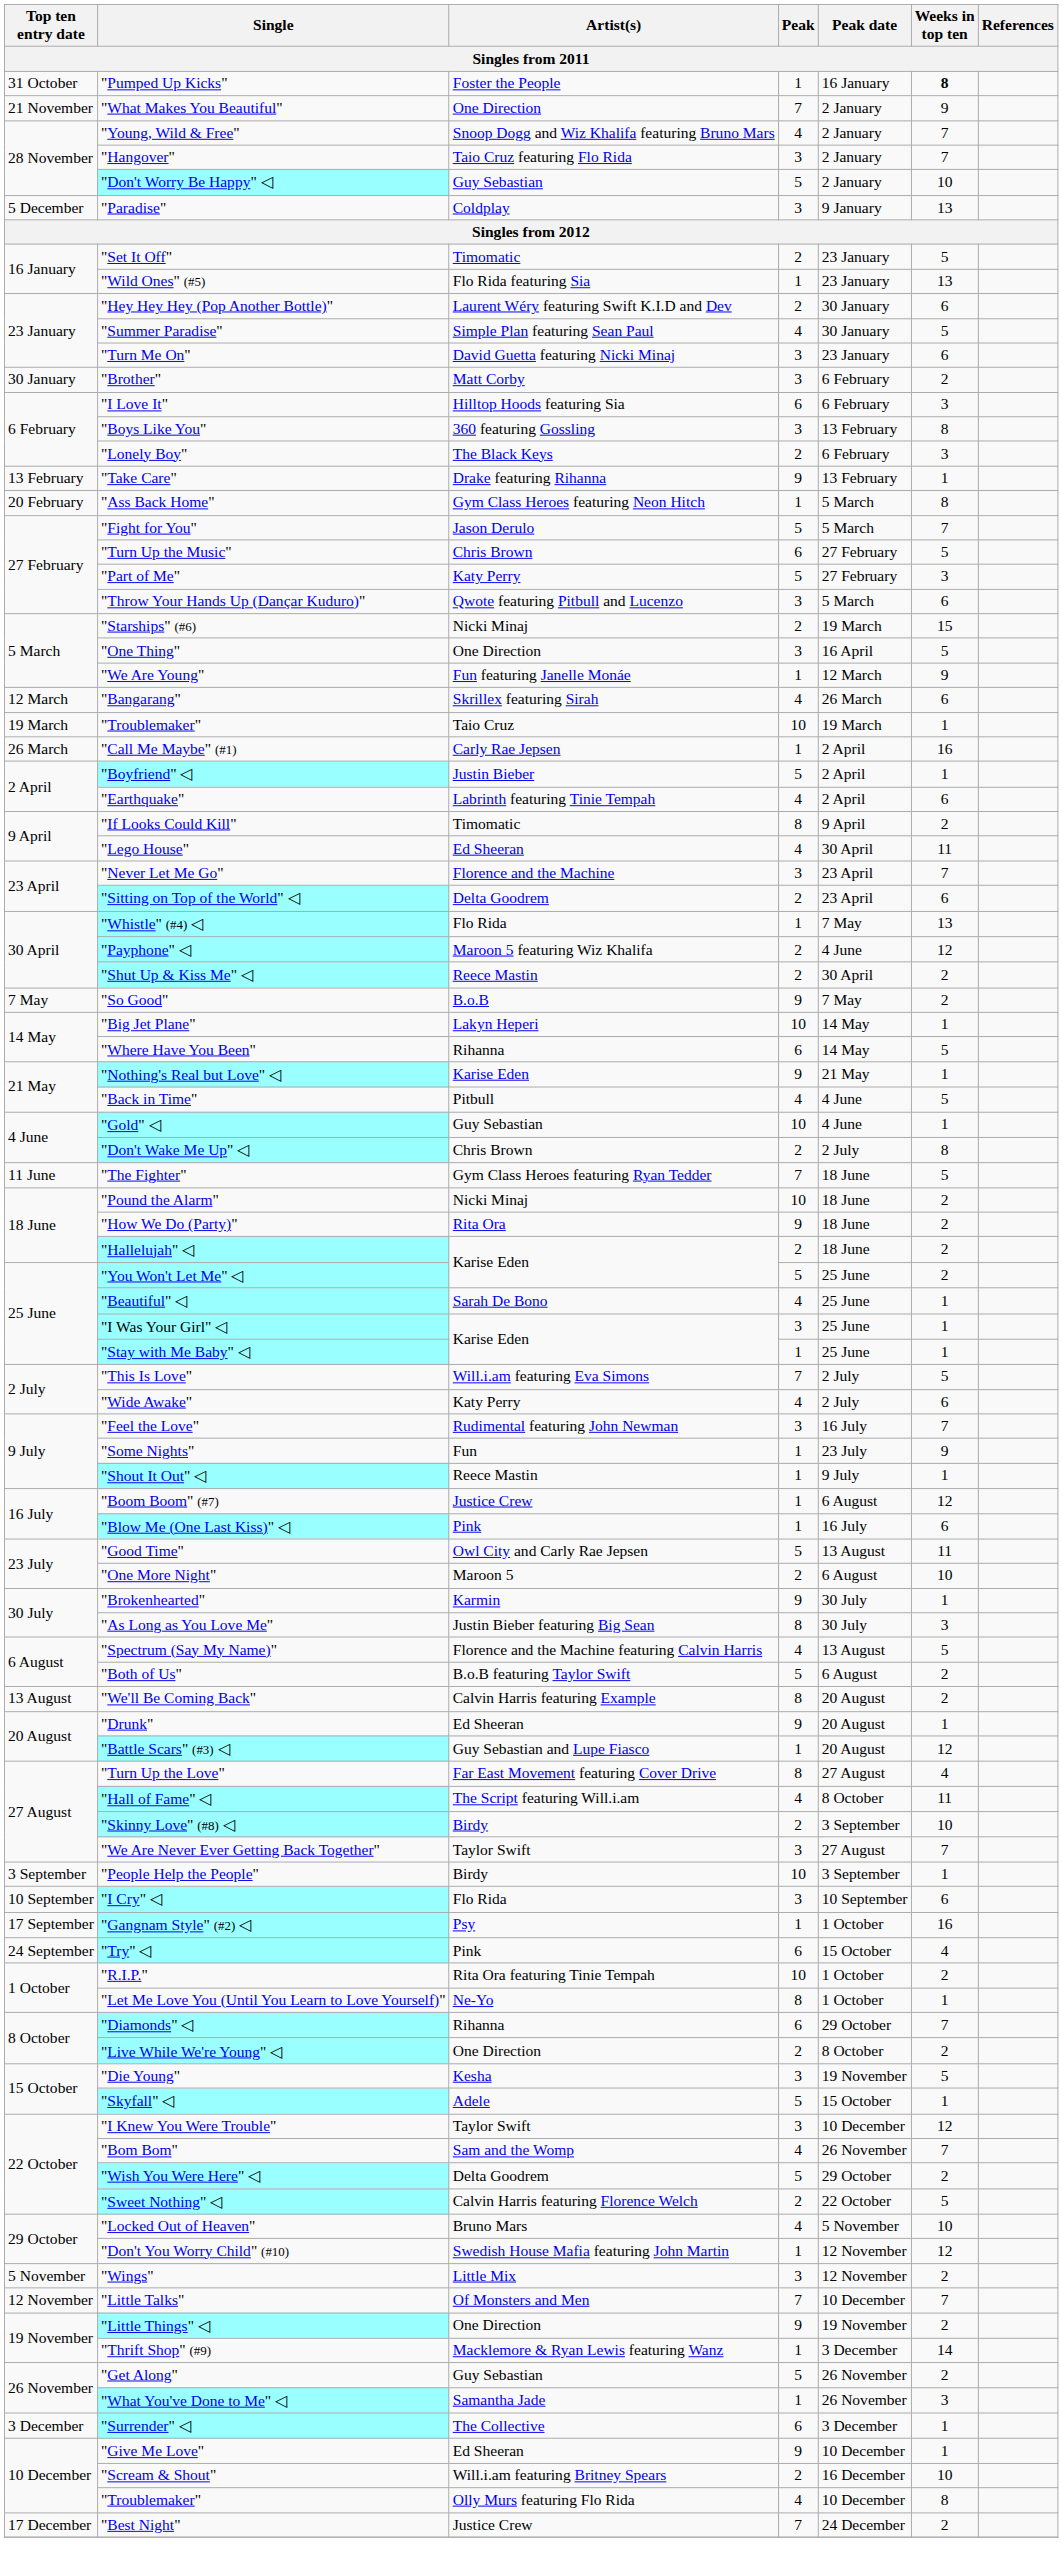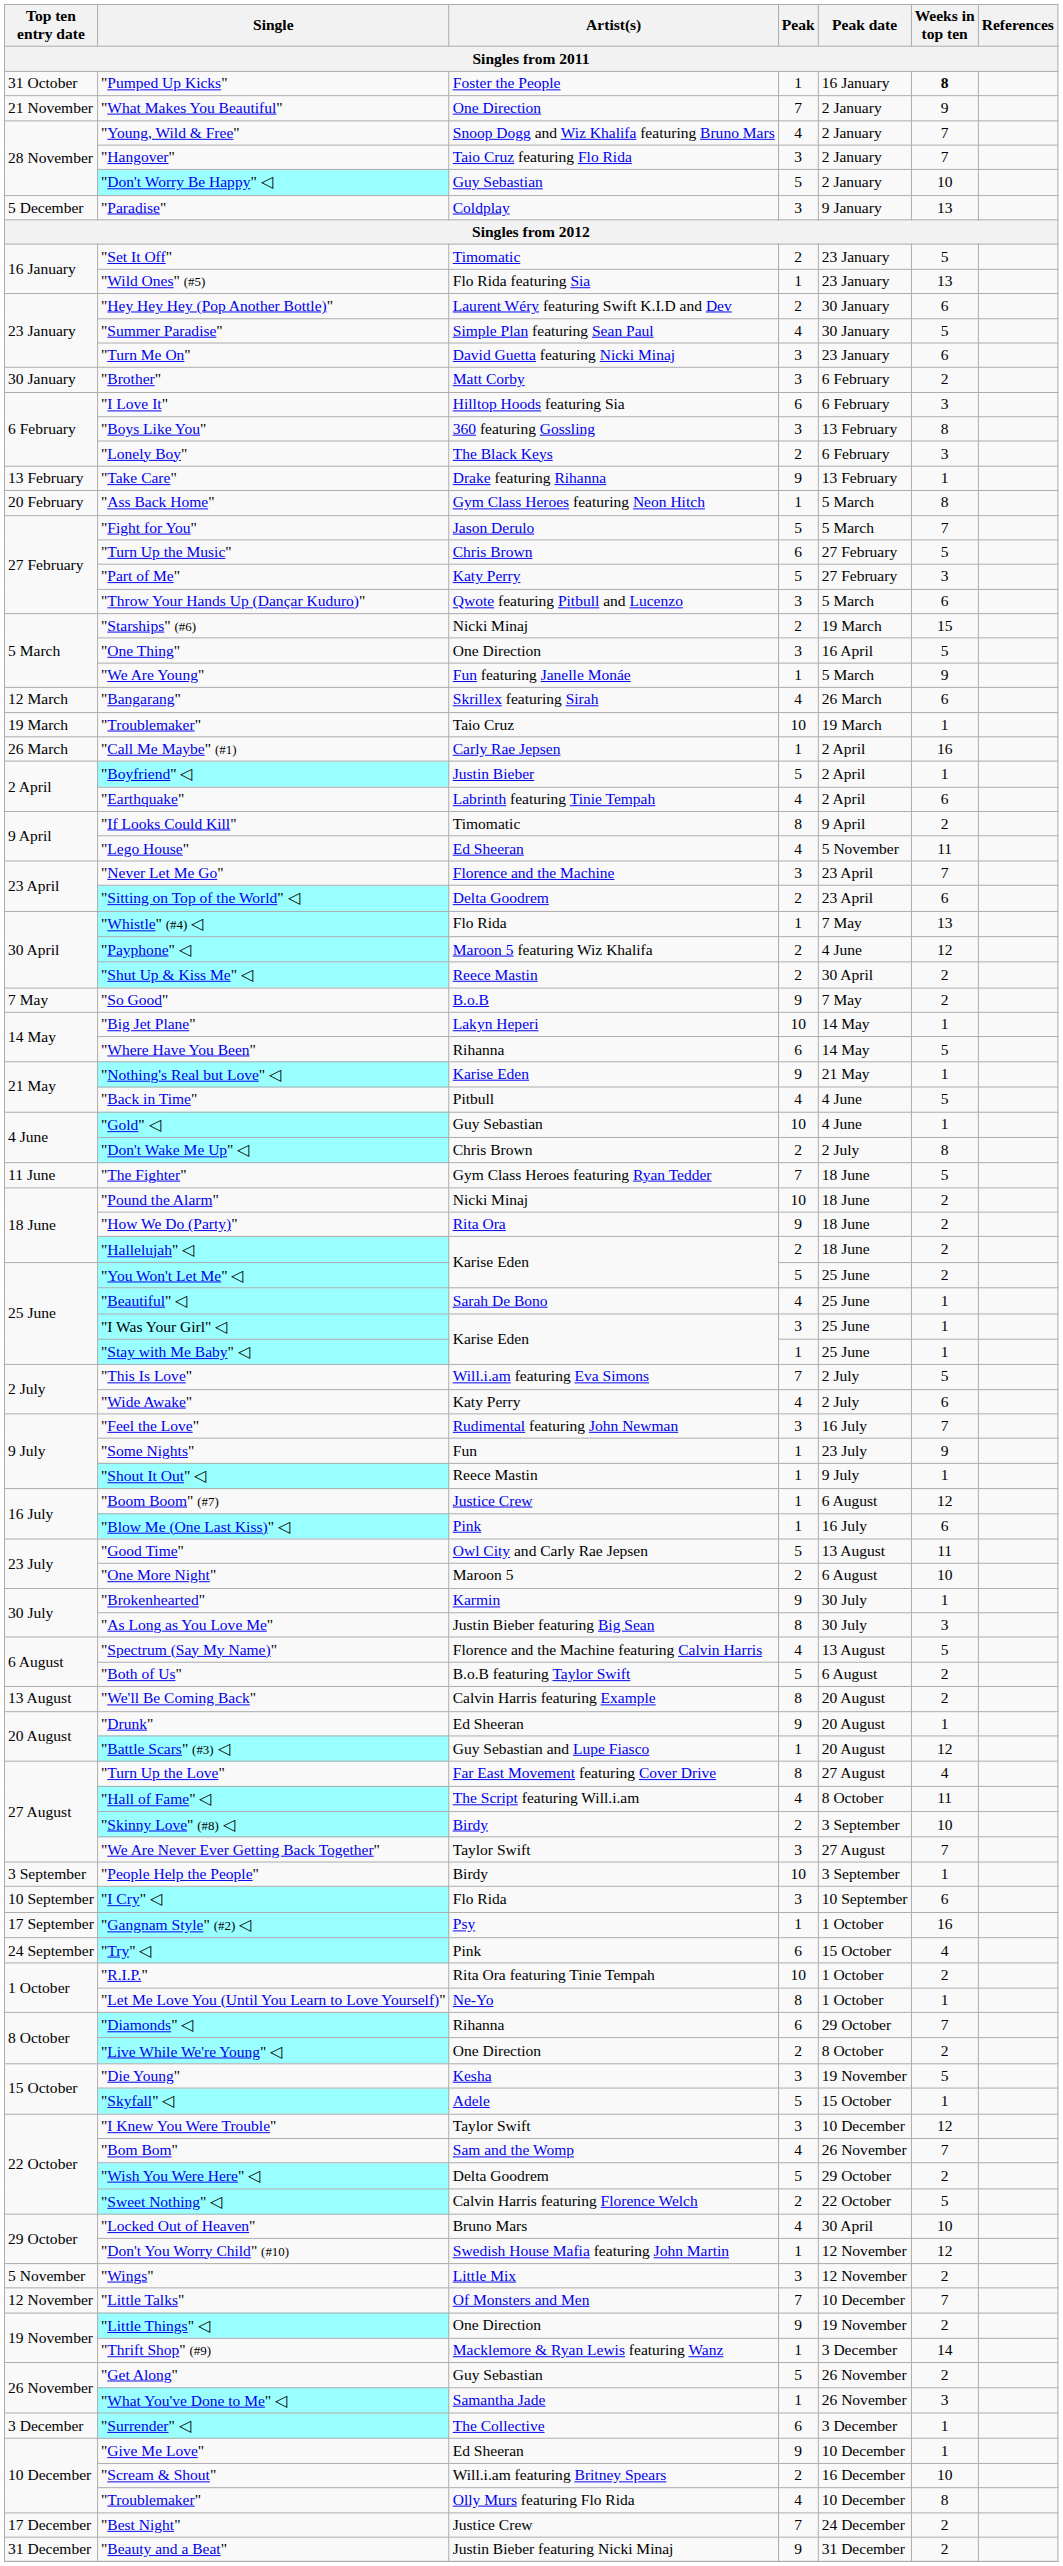(852, 675) 12 March -> (848, 675) 5 March
(847, 848) 30 April -> (860, 848) 5 November
(860, 2226) 5 November -> (847, 2226) 30 April
+ row: (164, 2549)
